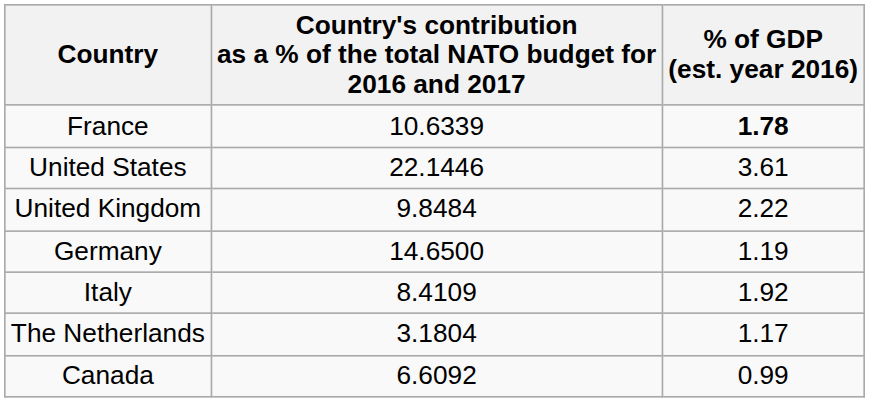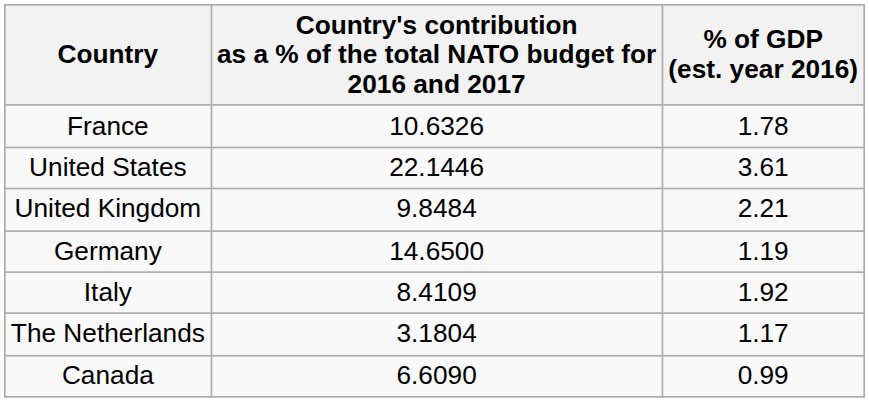(437, 125) 10.6339 -> (437, 125) 10.6326
(763, 125) bold -> (763, 125) normal
(763, 209) 2.22 -> (763, 209) 2.21
(437, 375) 6.6092 -> (437, 375) 6.6090
